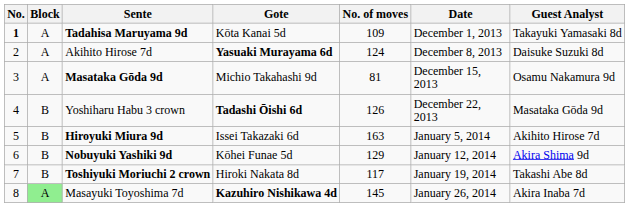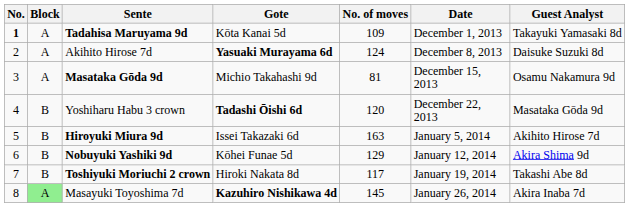(375, 110) 126 -> (375, 110) 120
